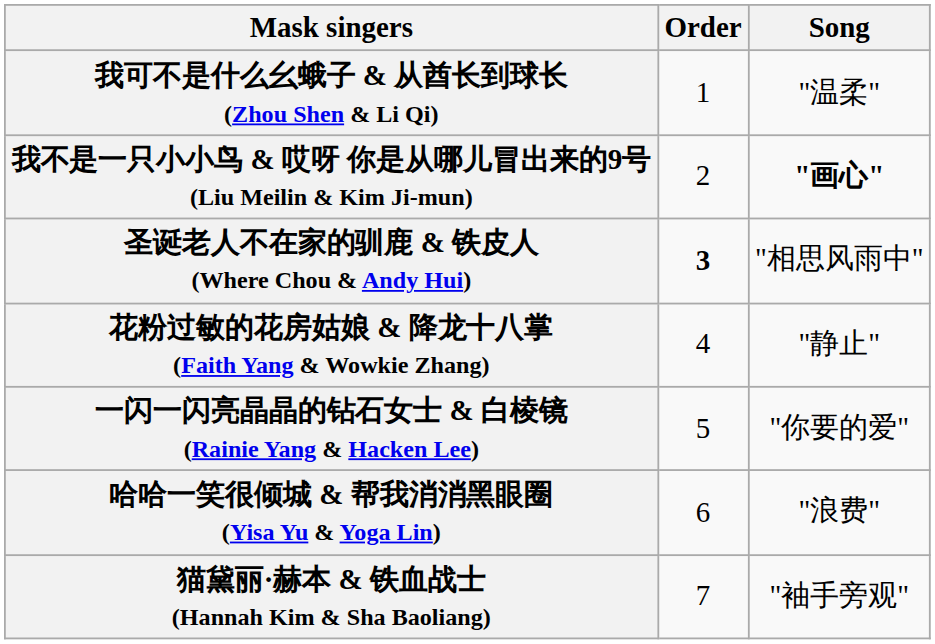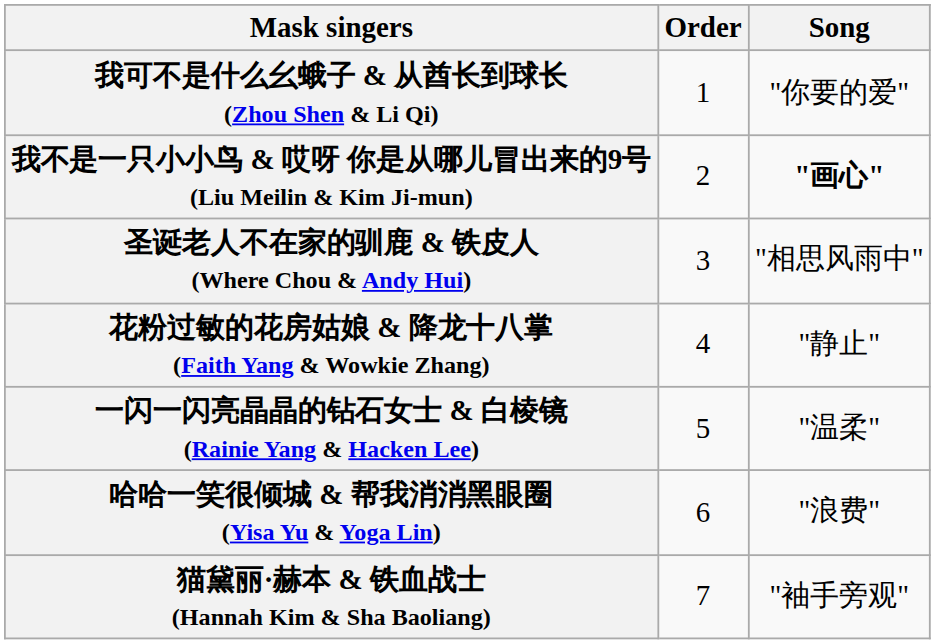(839, 91) "温柔" -> (839, 91) "你要的爱"
(703, 260) bold -> (703, 260) normal
(839, 427) "你要的爱" -> (839, 427) "温柔"
